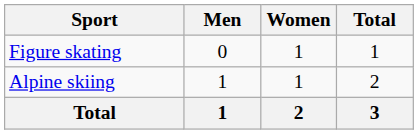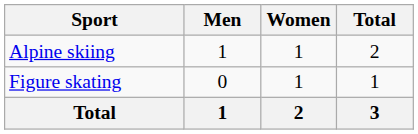rows swapped: (62, 81) <-> (65, 50)
